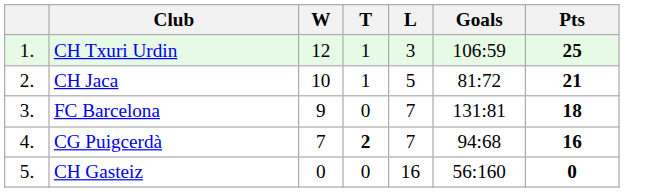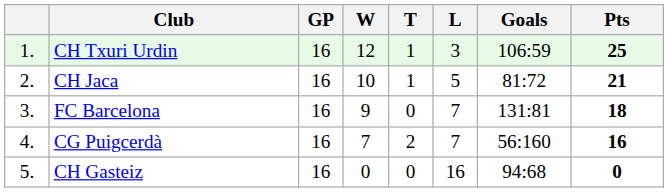+ column: (321, 19)
(366, 141) bold -> (410, 141) normal
(479, 141) 94:68 -> (524, 141) 56:160
(479, 171) 56:160 -> (524, 171) 94:68
